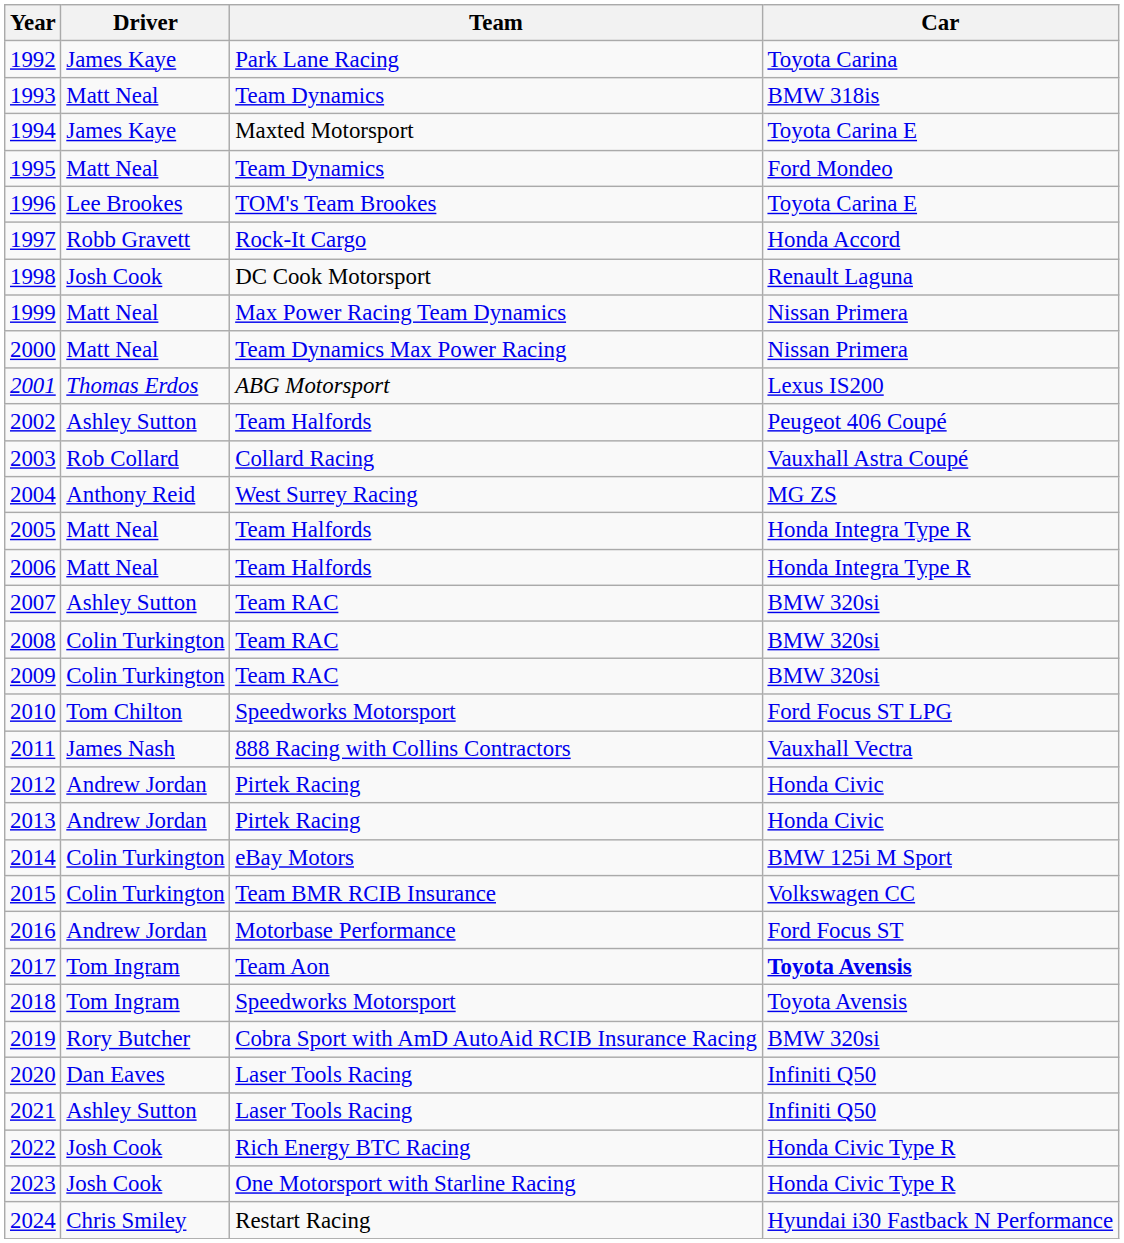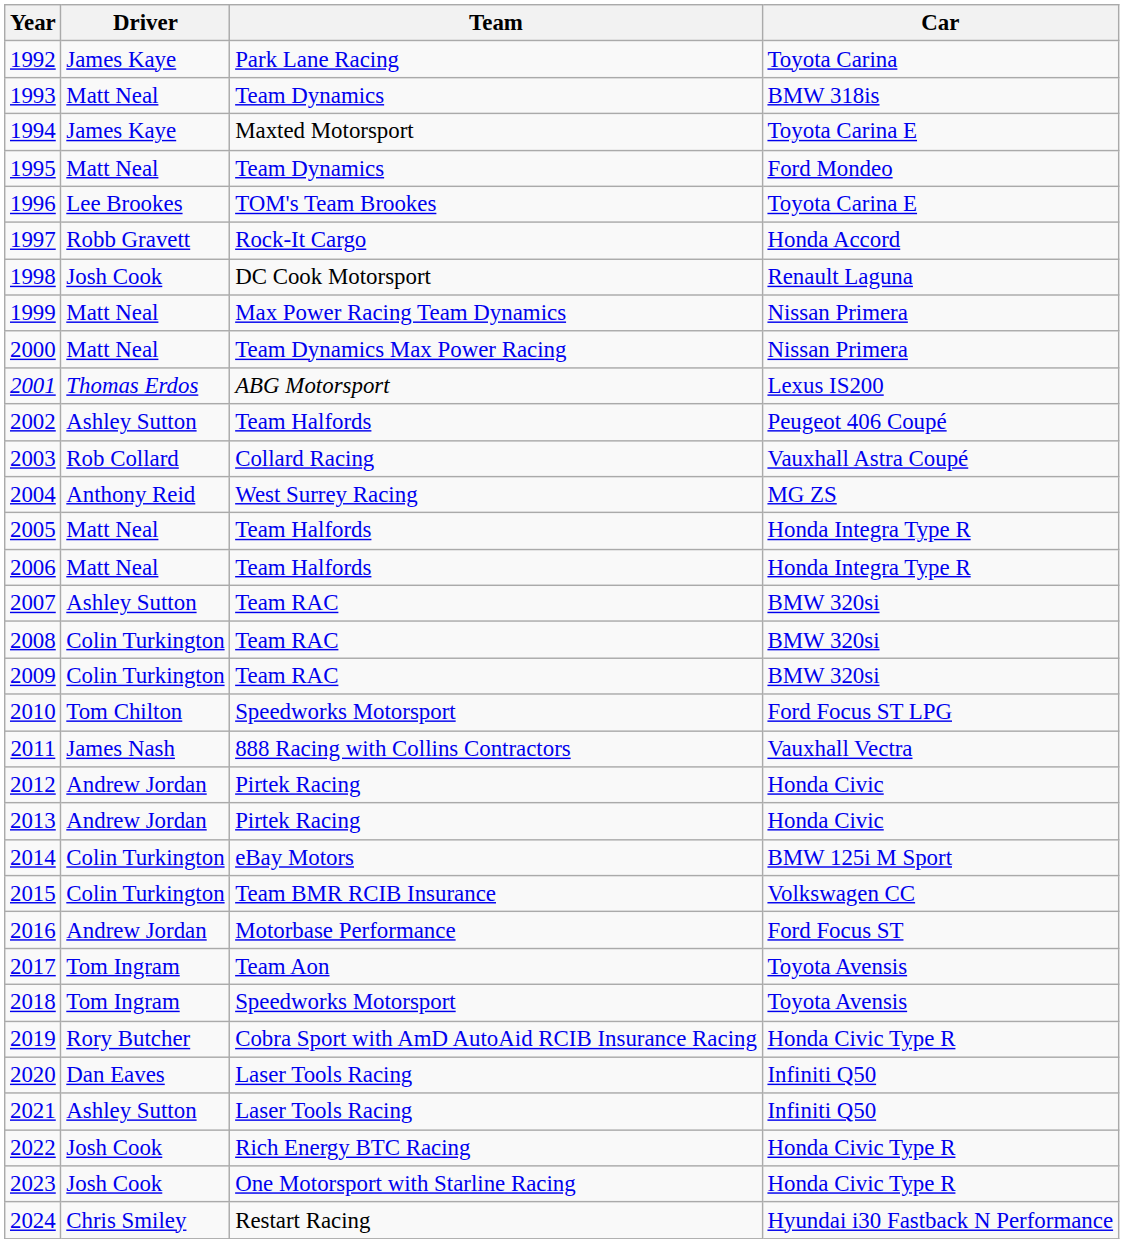(840, 966) bold -> (837, 966) normal
(823, 1038) BMW 320si -> (861, 1038) Honda Civic Type R
